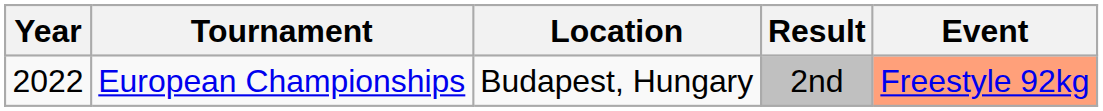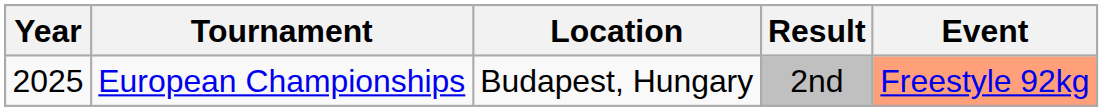(48, 81) 2022 -> (48, 81) 2025
